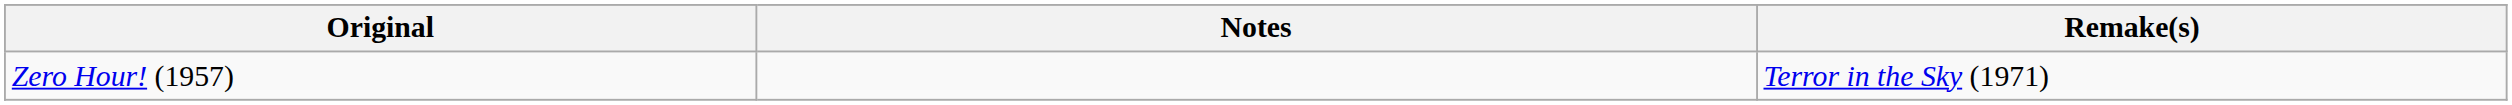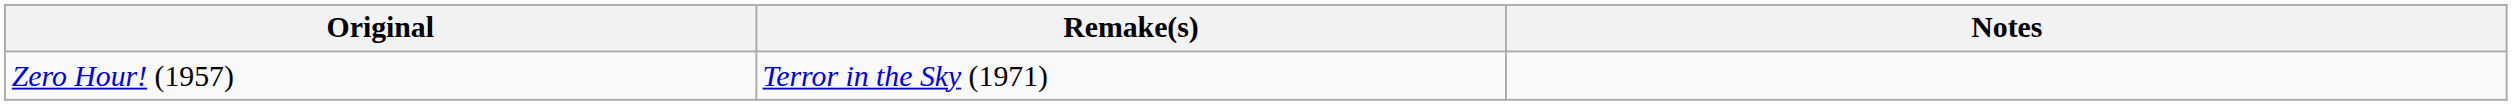columns swapped: (2132, 28) <-> (1256, 28)
